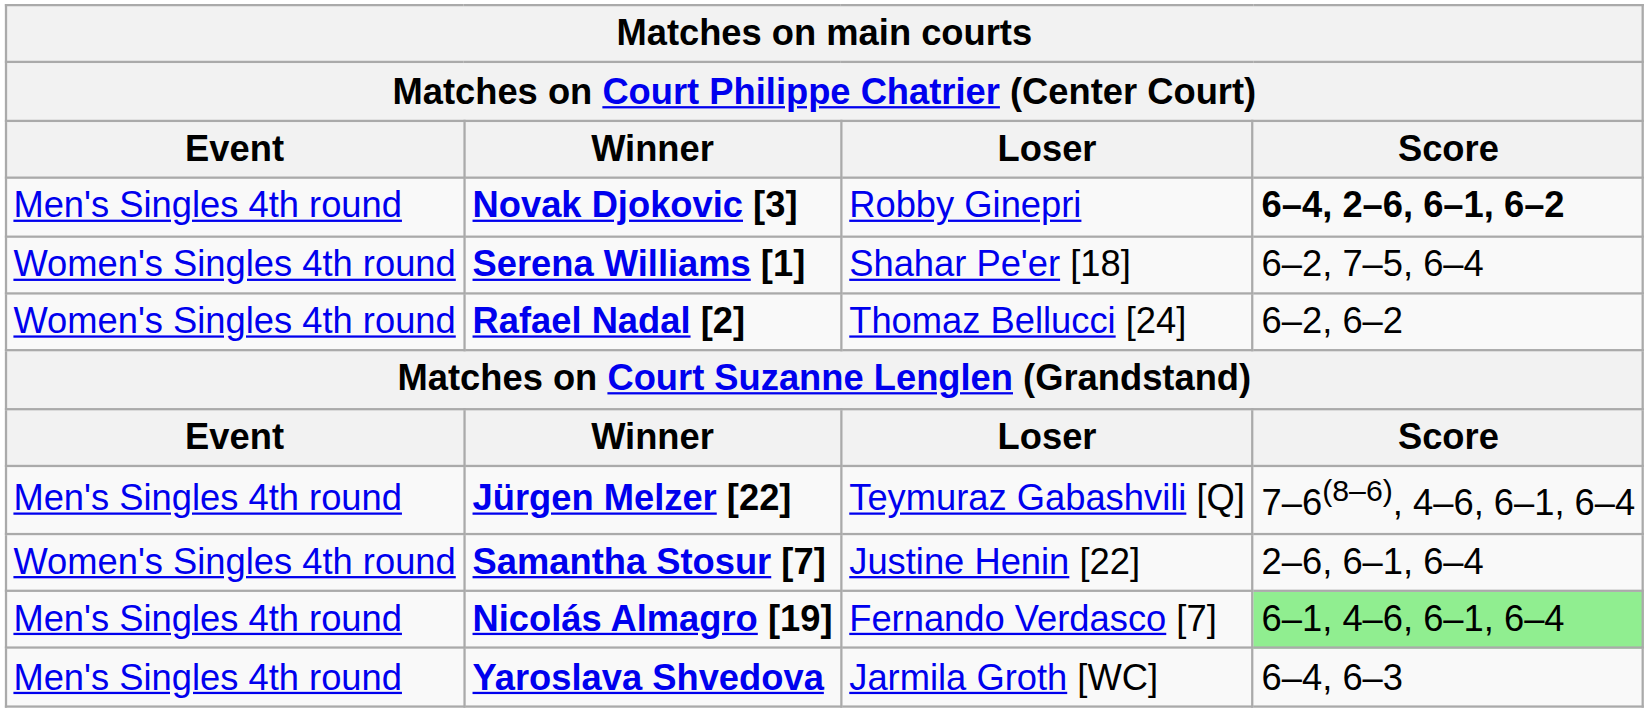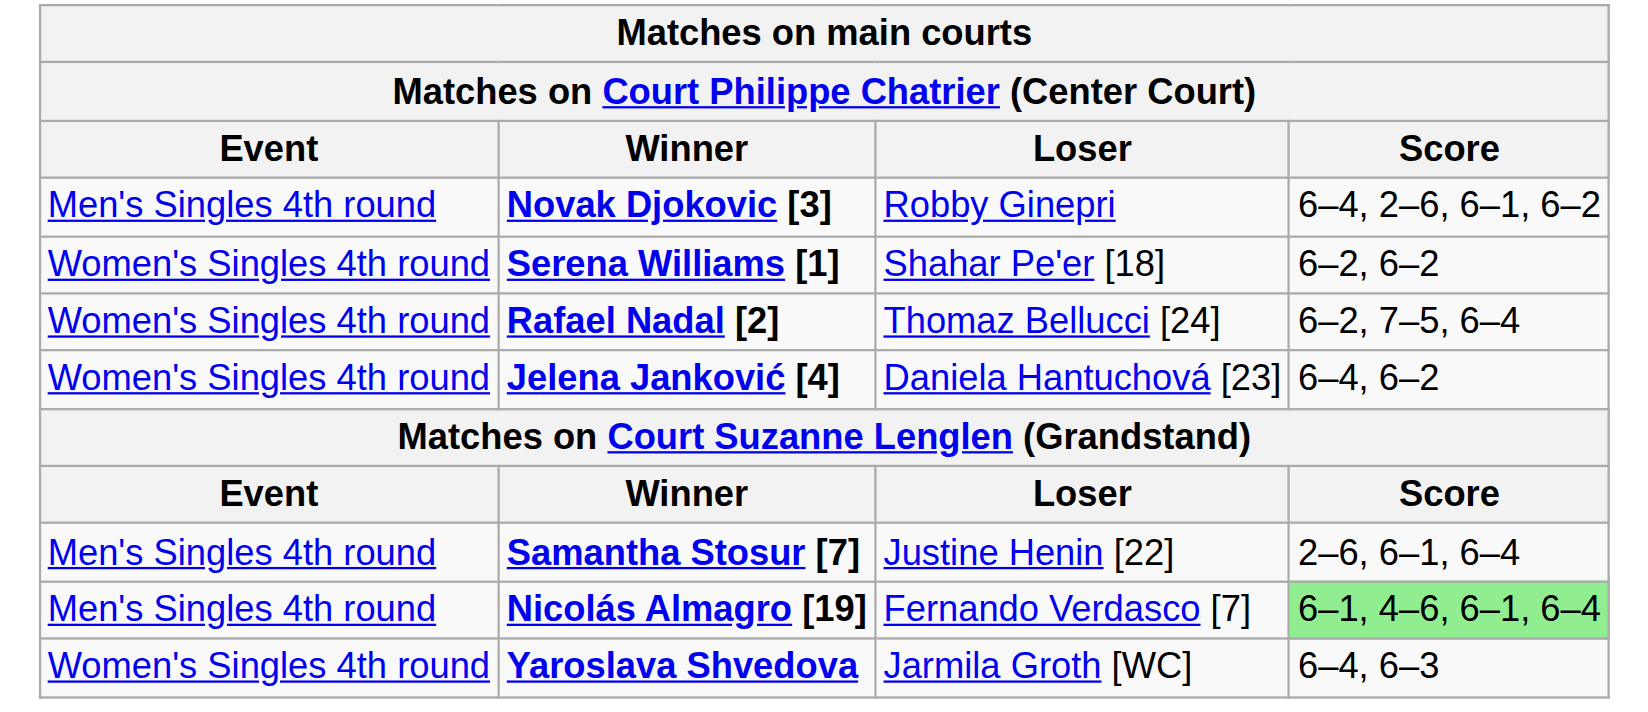(1413, 206) bold -> (1449, 206) normal
(1373, 263) 6–2, 7–5, 6–4 -> (1369, 263) 6–2, 6–2
(1332, 321) 6–2, 6–2 -> (1409, 321) 6–2, 7–5, 6–4
+ row: (673, 378)
- row: (632, 499)
(235, 561) Women's Singles 4th round -> (242, 551) Men's Singles 4th round
(208, 676) Men's Singles 4th round -> (269, 666) Women's Singles 4th round
